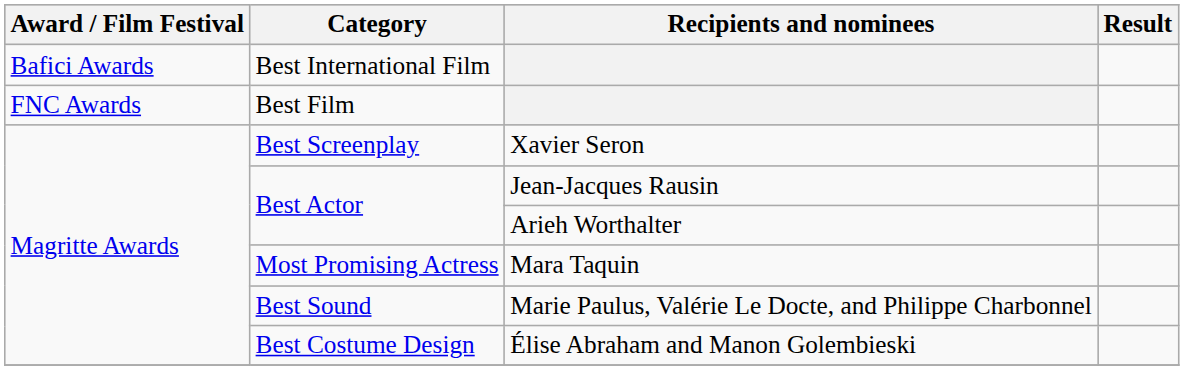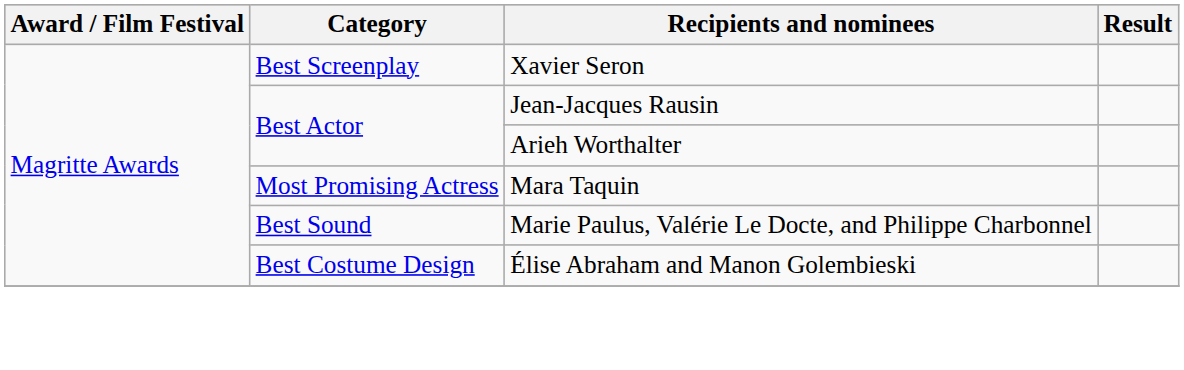- row: (373, 64)
- row: (305, 104)
